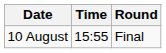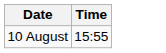- column: (136, 15)
